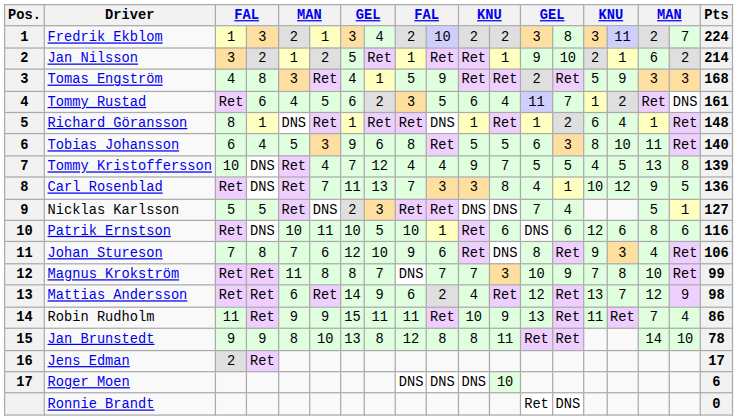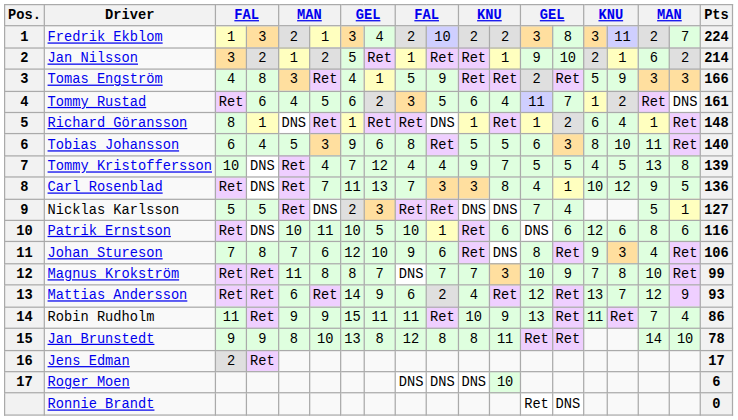(716, 80) 168 -> (716, 80) 166
(716, 296) 98 -> (716, 296) 93
